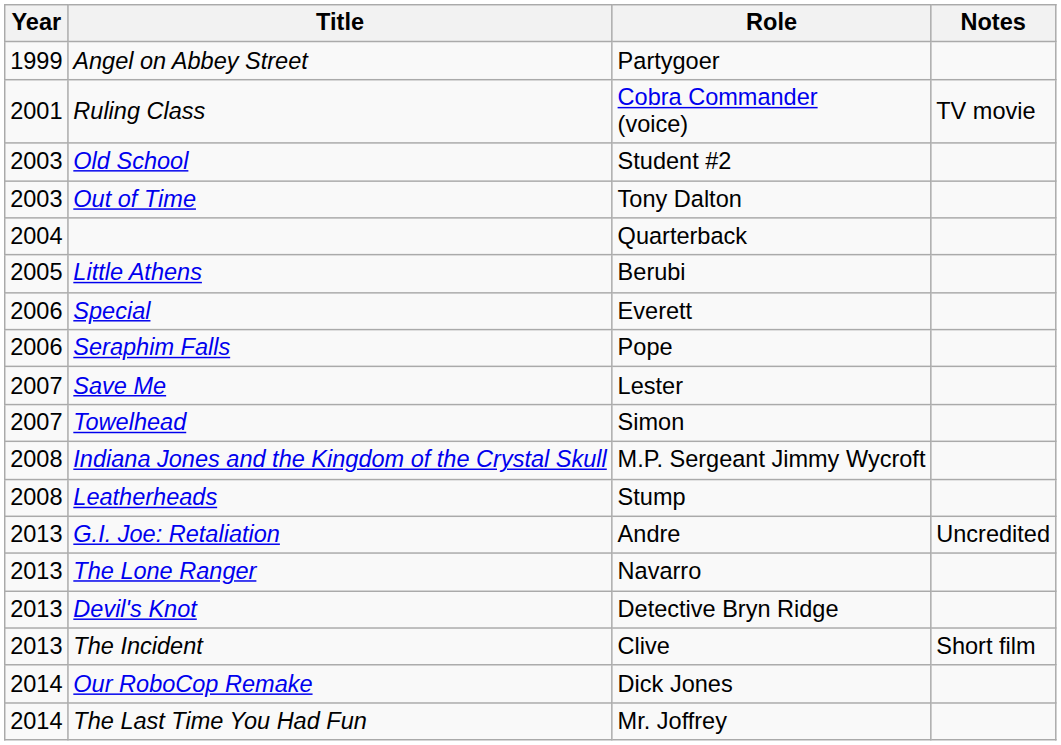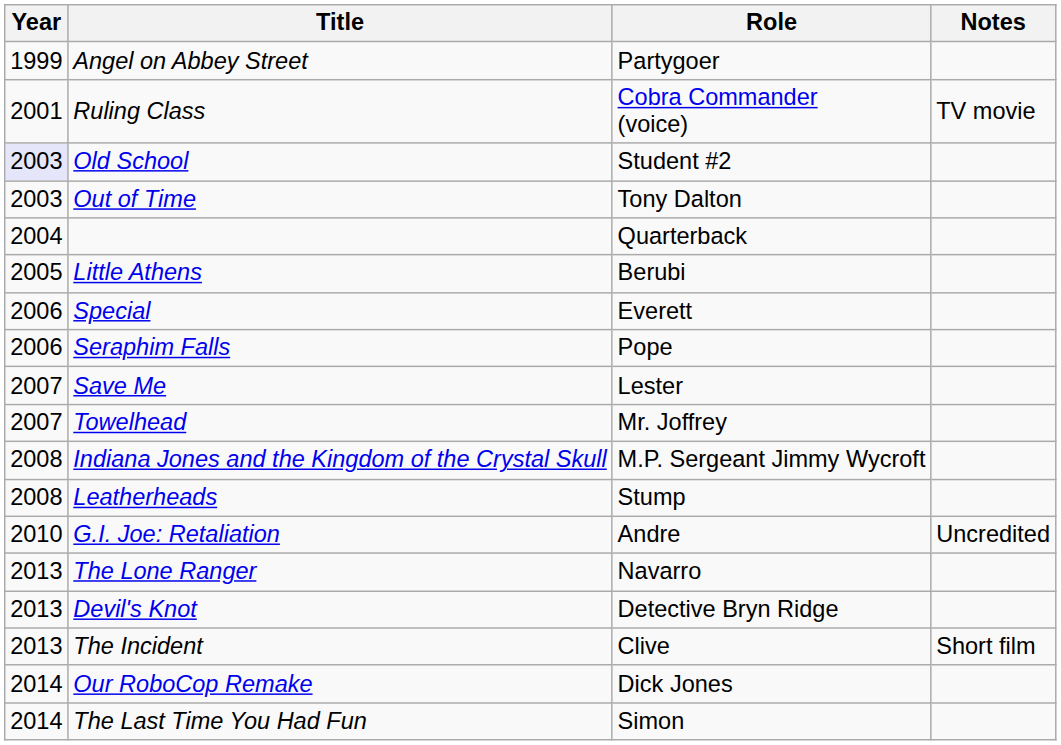(36, 161) no background -> (36, 161) lavender background
(651, 422) Simon -> (672, 422) Mr. Joffrey
(36, 534) 2013 -> (36, 534) 2010
(672, 721) Mr. Joffrey -> (651, 721) Simon
